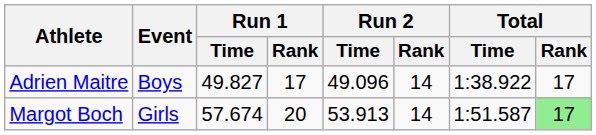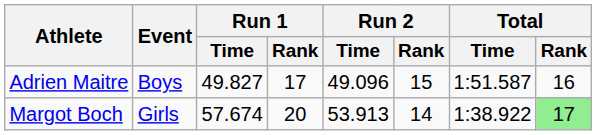(421, 82) 14 -> (421, 82) 15
(493, 82) 1:38.922 -> (493, 82) 1:51.587
(564, 82) 17 -> (564, 82) 16
(493, 114) 1:51.587 -> (493, 114) 1:38.922
